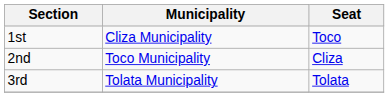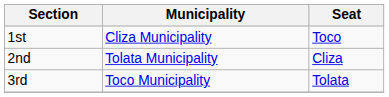(158, 59) Toco Municipality -> (161, 59) Tolata Municipality
(161, 80) Tolata Municipality -> (158, 80) Toco Municipality
